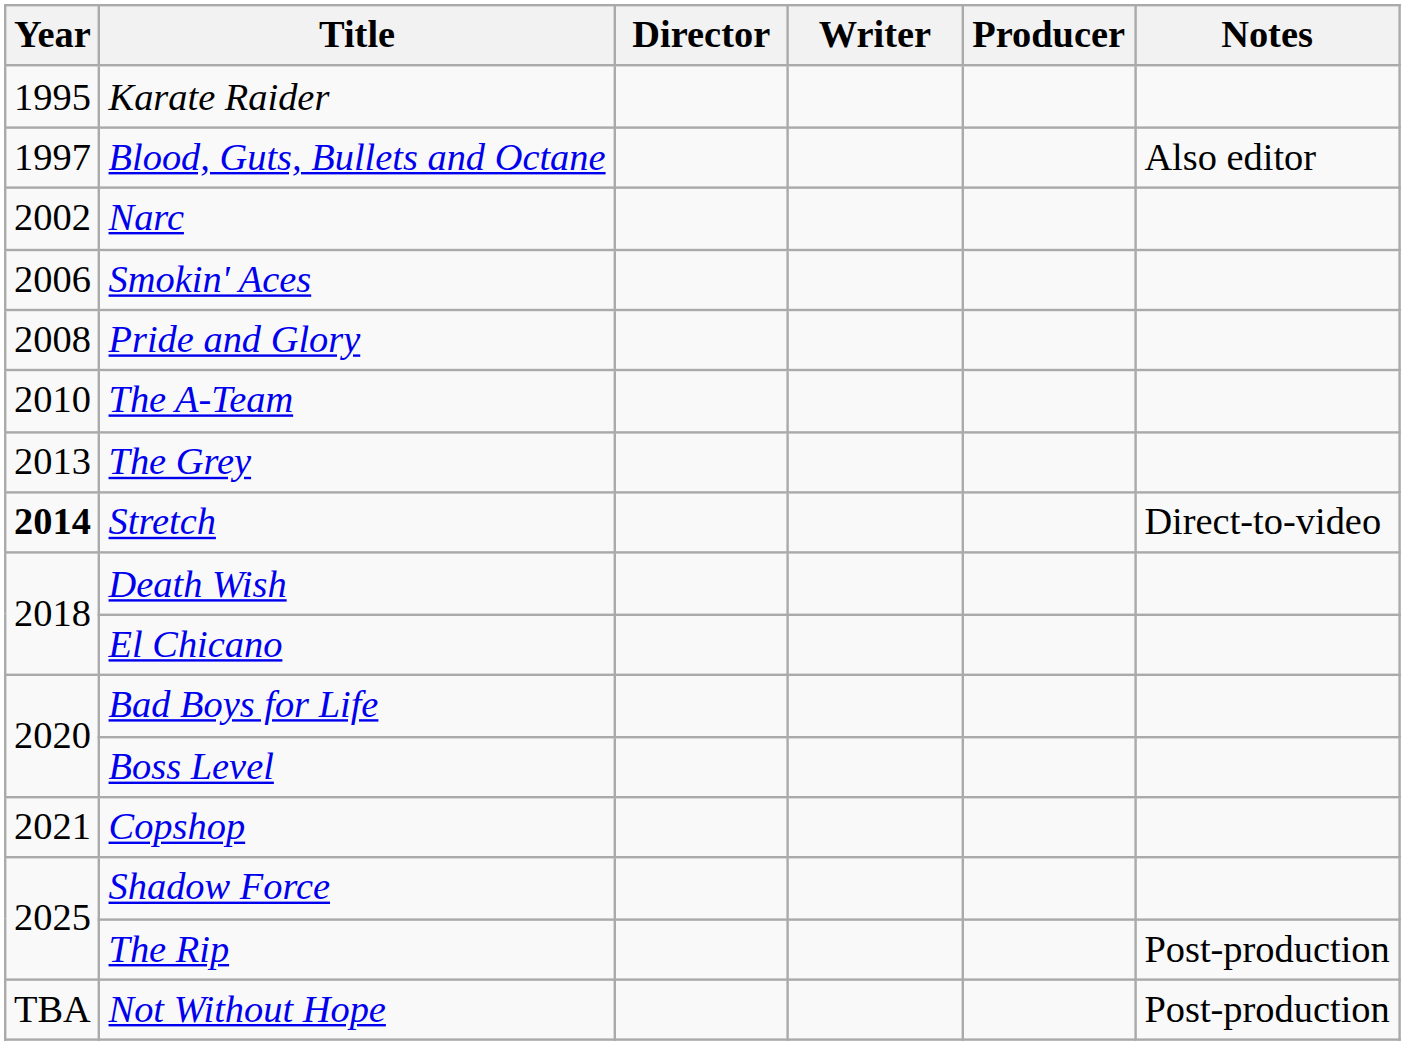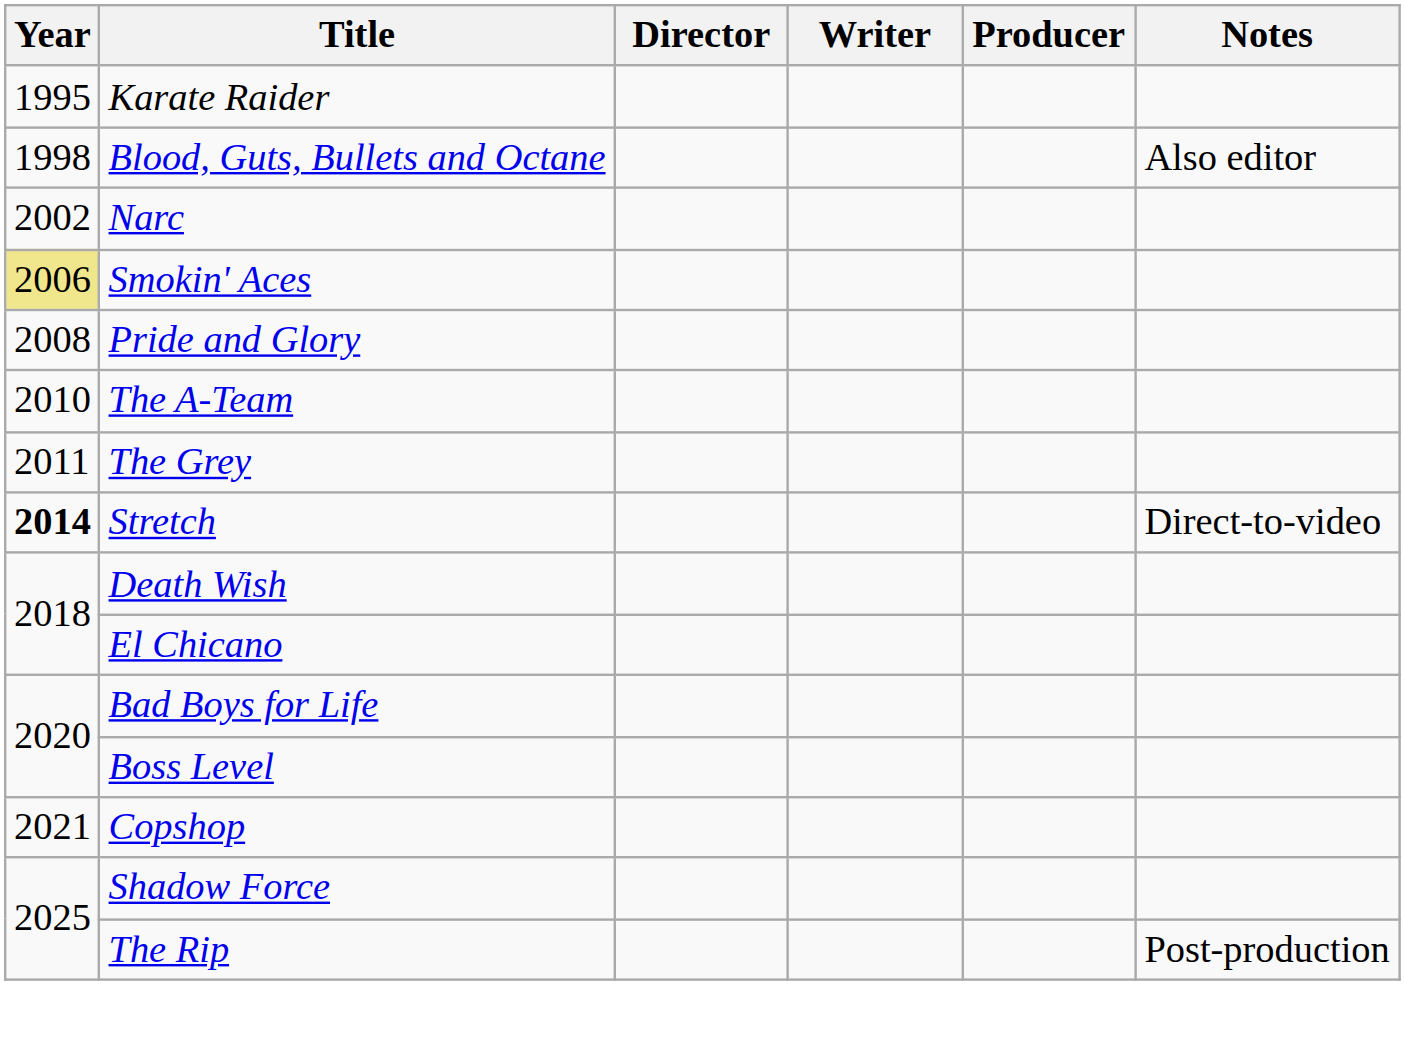(52, 156) 1997 -> (52, 156) 1998
(52, 278) no background -> (52, 278) khaki background
(52, 461) 2013 -> (52, 461) 2011
- row: (247, 1009)
